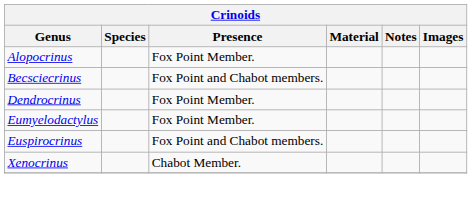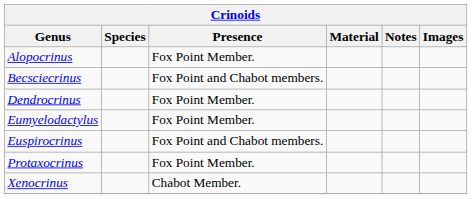+ row: (45, 162)
